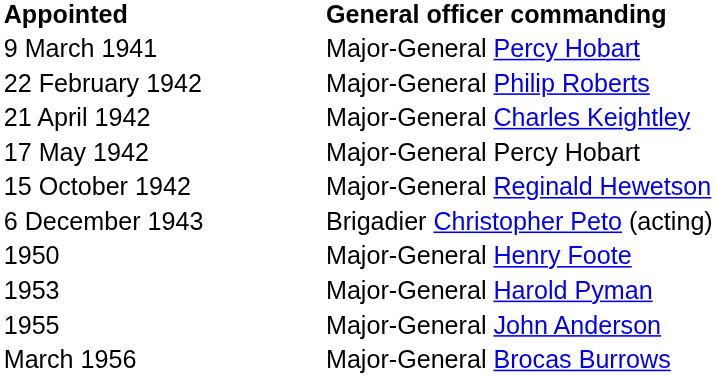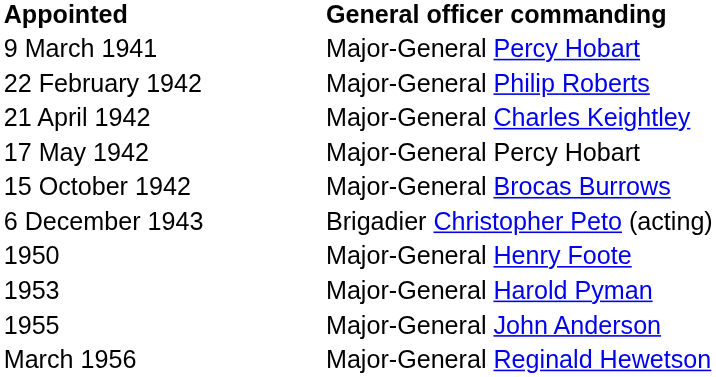(519, 187) Major-General Reginald Hewetson -> (498, 187) Major-General Brocas Burrows
(498, 359) Major-General Brocas Burrows -> (519, 359) Major-General Reginald Hewetson
